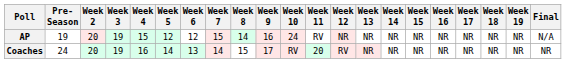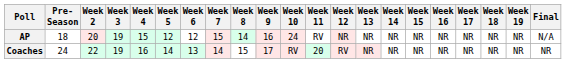(63, 36) 19 -> (63, 36) 18
(93, 51) 20 -> (93, 51) 22
